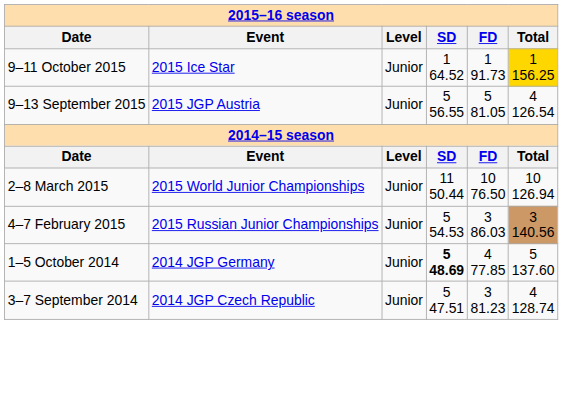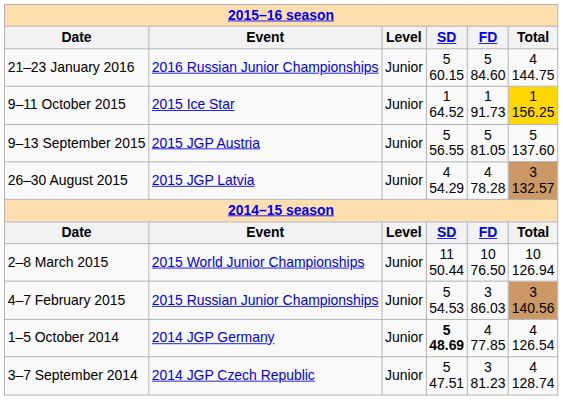+ row: (71, 67)
(533, 105) 4 126.54 -> (533, 142) 5 137.60
+ row: (68, 180)
(533, 262) 5 137.60 -> (533, 338) 4 126.54
